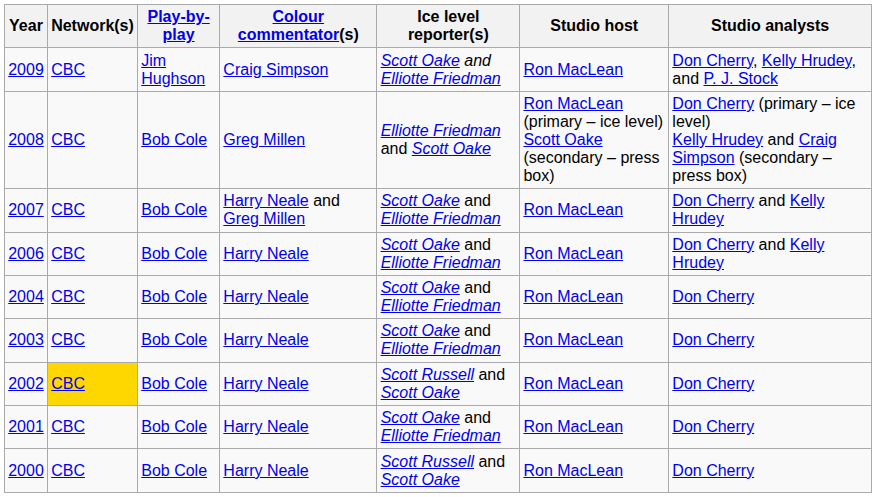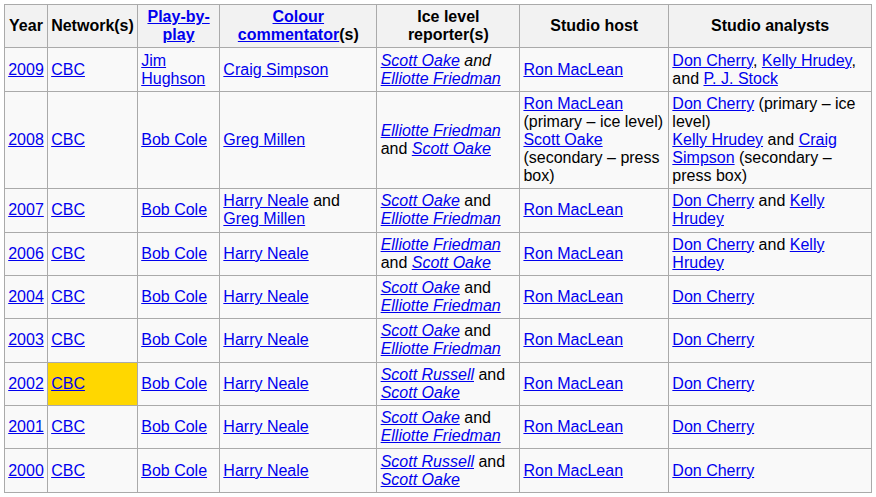(441, 253) Scott Oake and Elliotte Friedman -> (441, 253) Elliotte Friedman and Scott Oake
